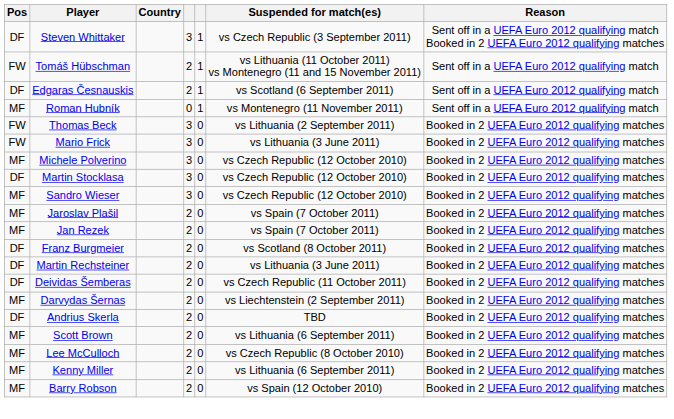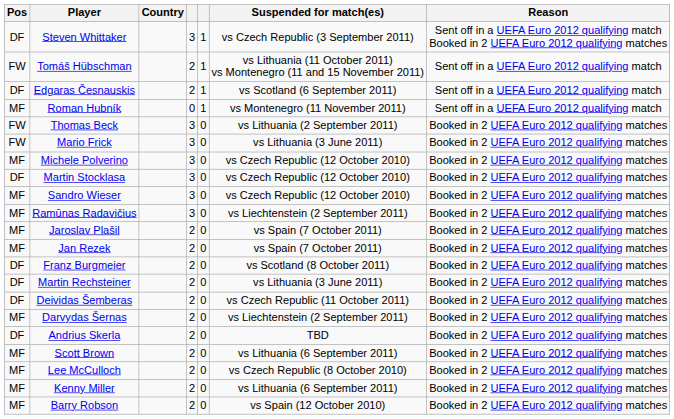+ row: (84, 213)
